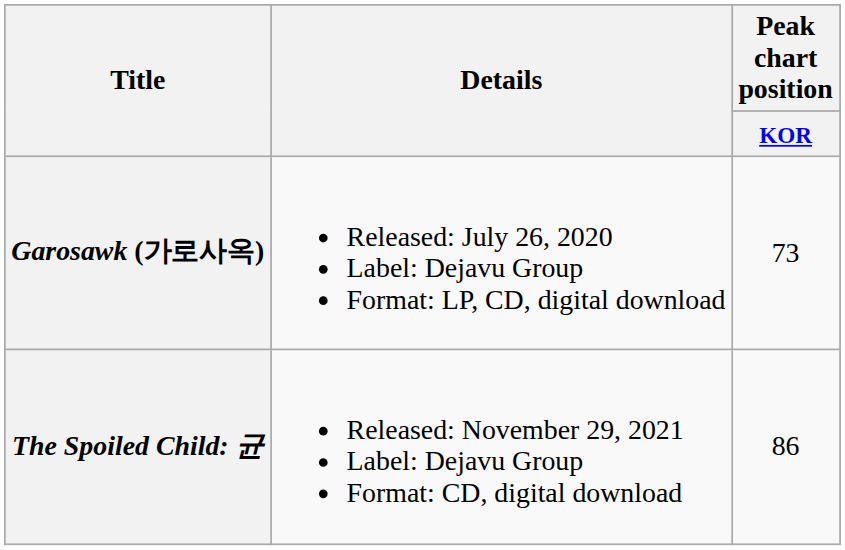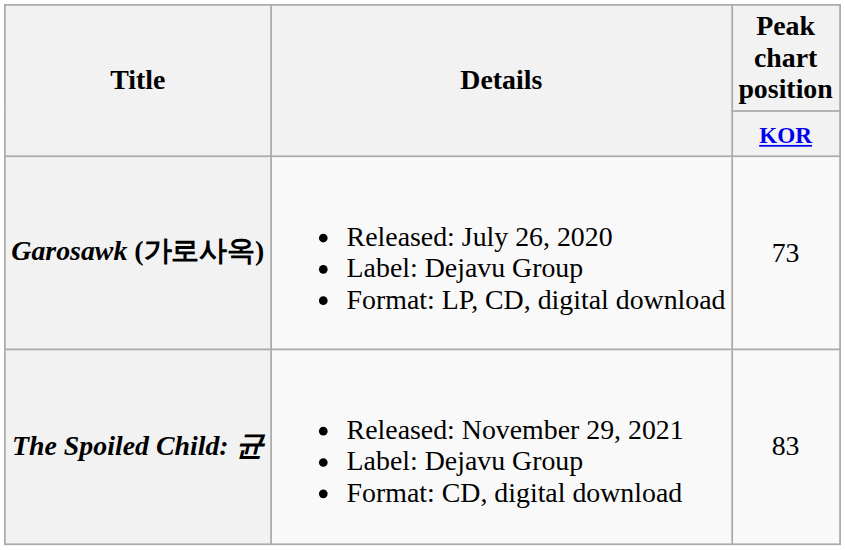(786, 446) 86 -> (786, 446) 83
